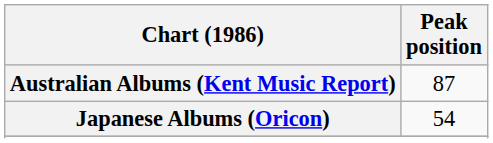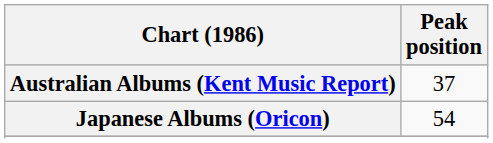(444, 82) 87 -> (444, 82) 37
